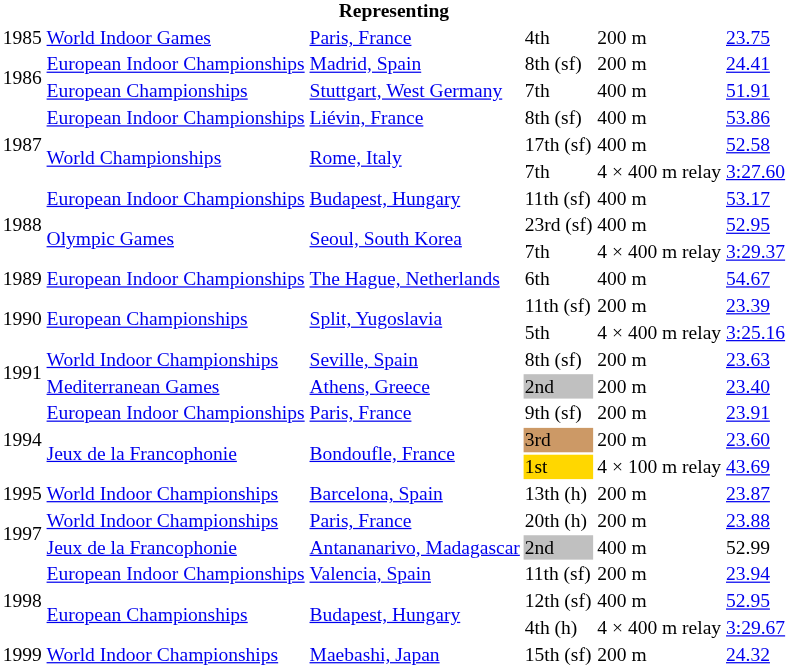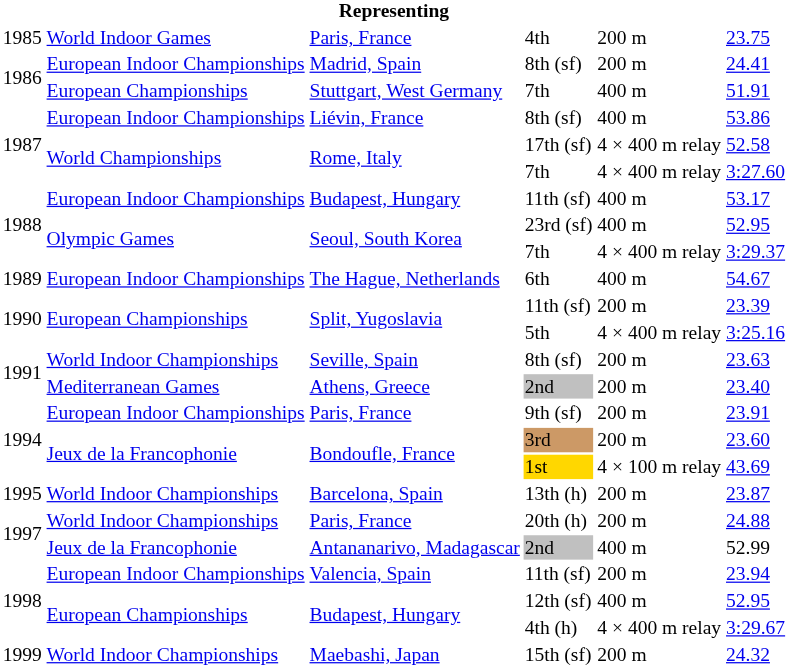(622, 144) 400 m -> (659, 144) 4 × 400 m relay
(748, 520) 23.88 -> (748, 520) 24.88
